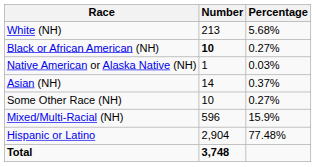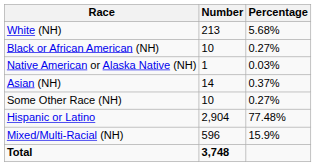(208, 48) bold -> (208, 48) normal
rows swapped: (65, 118) <-> (51, 135)
